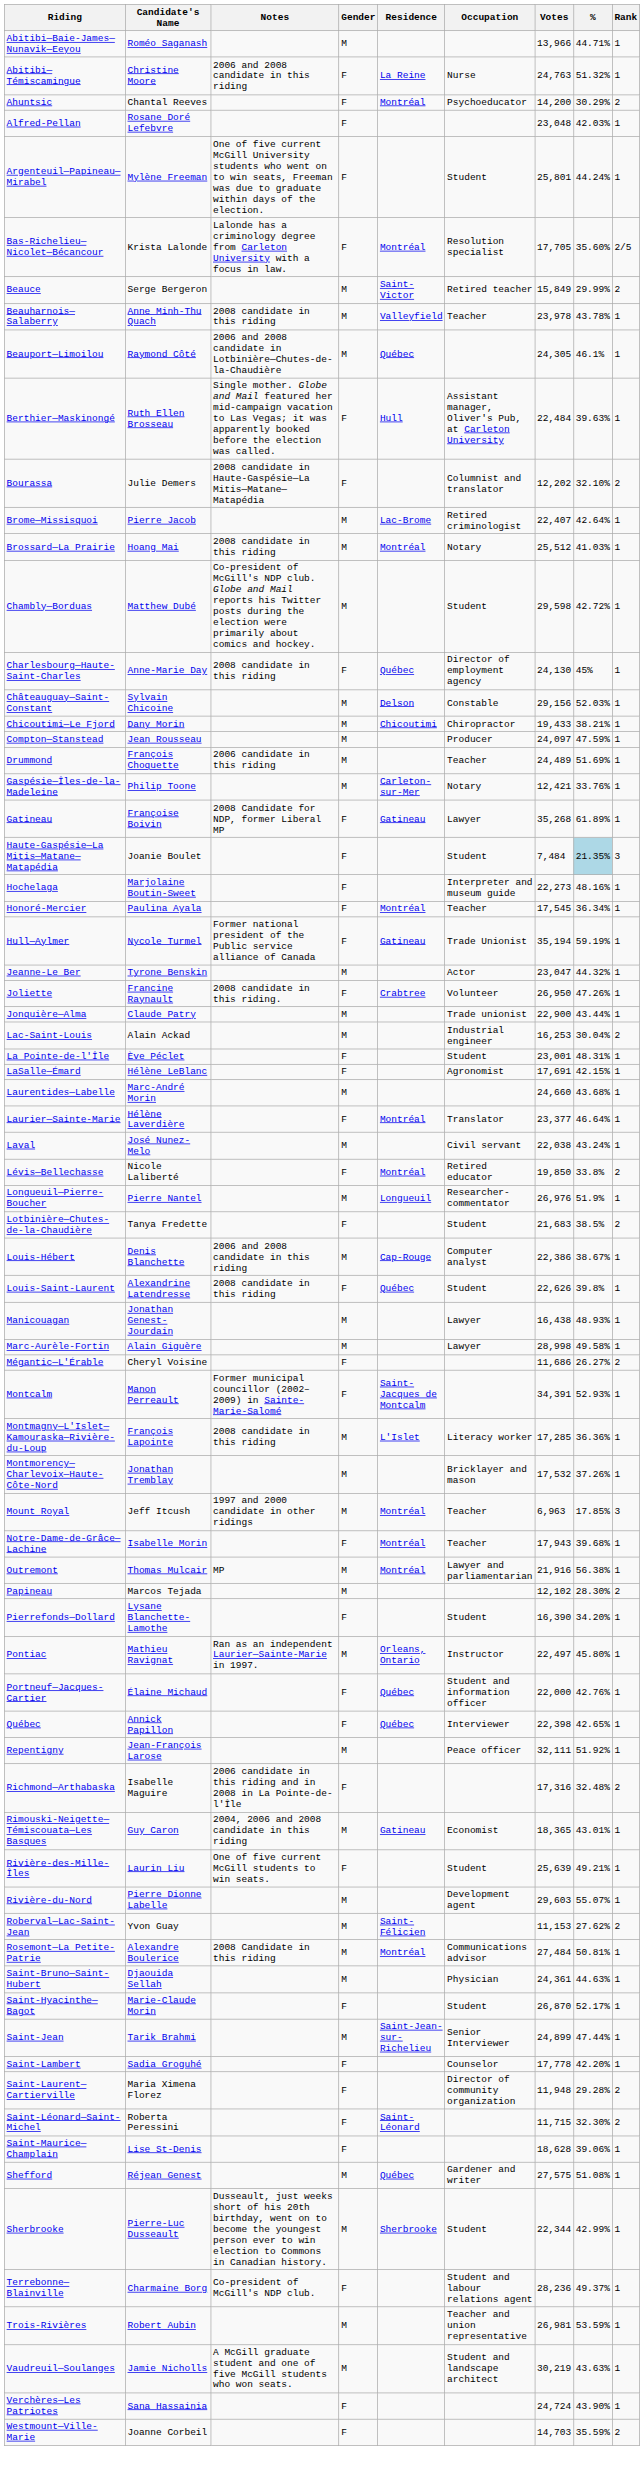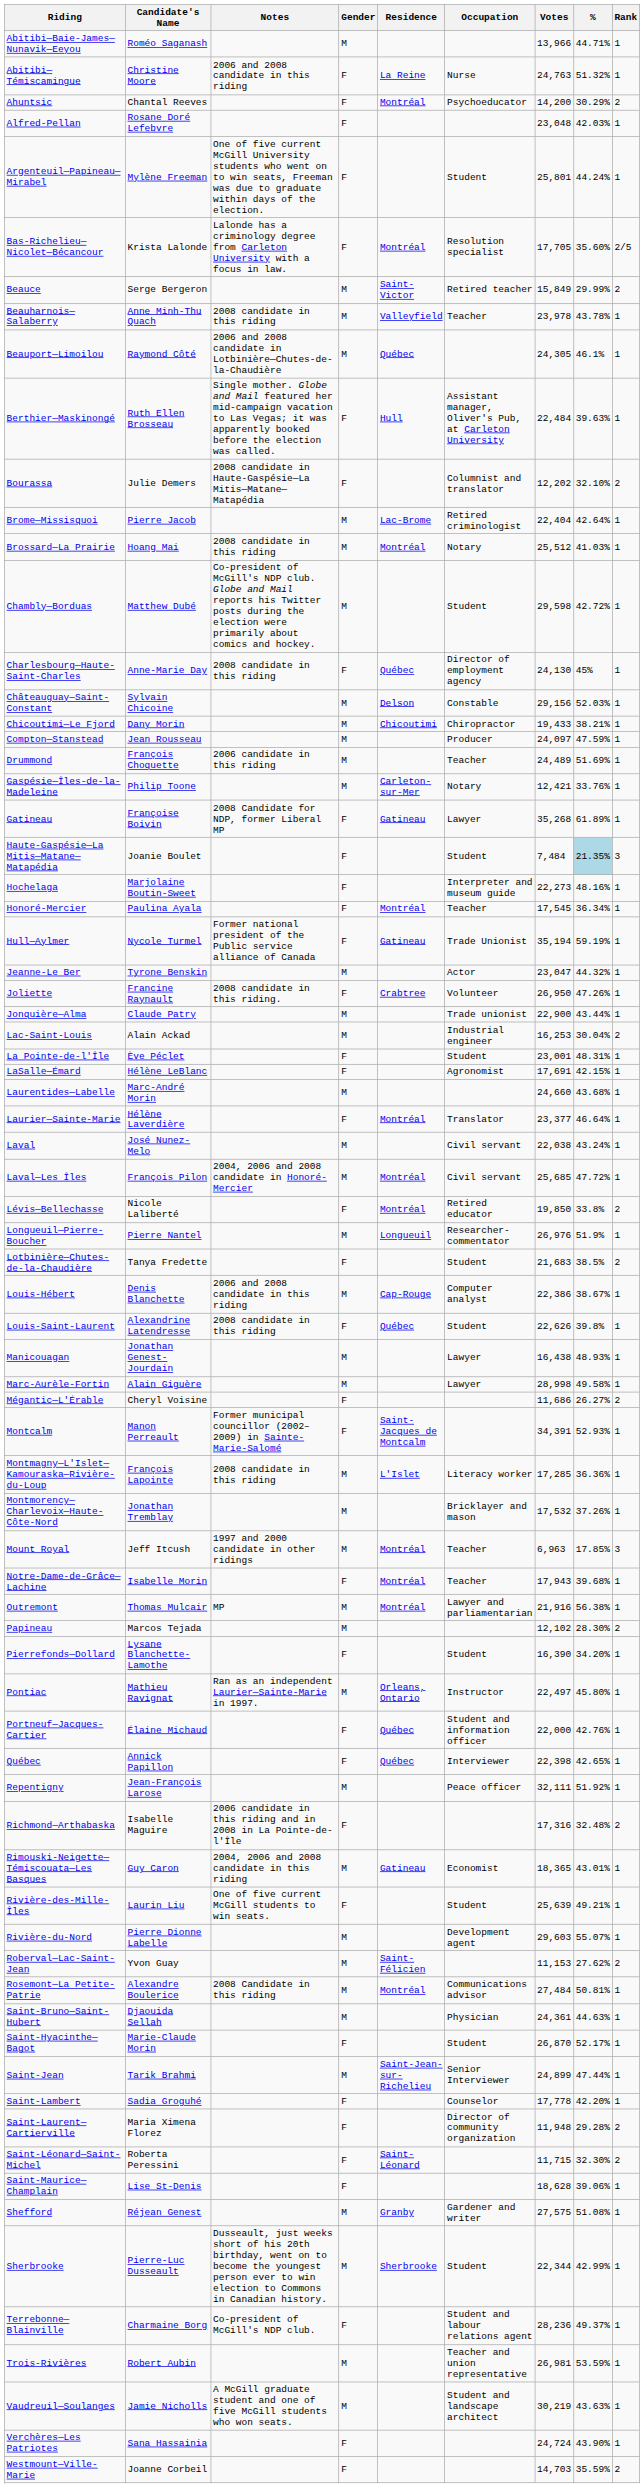(554, 521) 22,407 -> (554, 521) 22,404
+ row: (46, 1178)
(397, 2175) Québec -> (397, 2213) Granby
